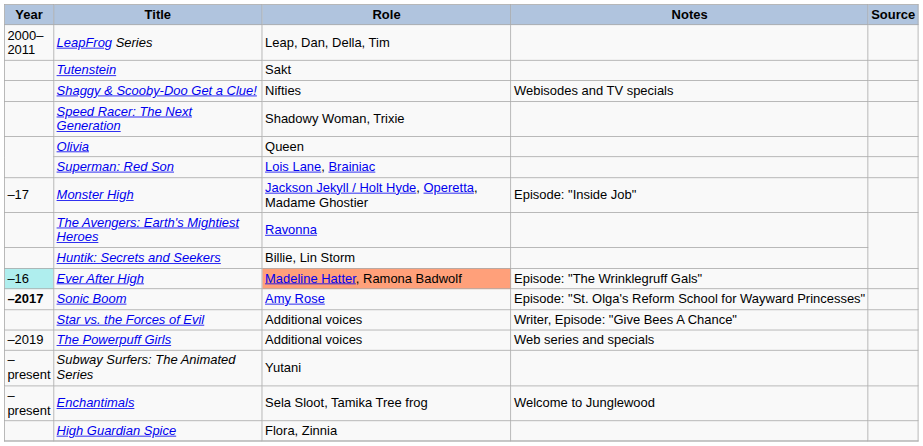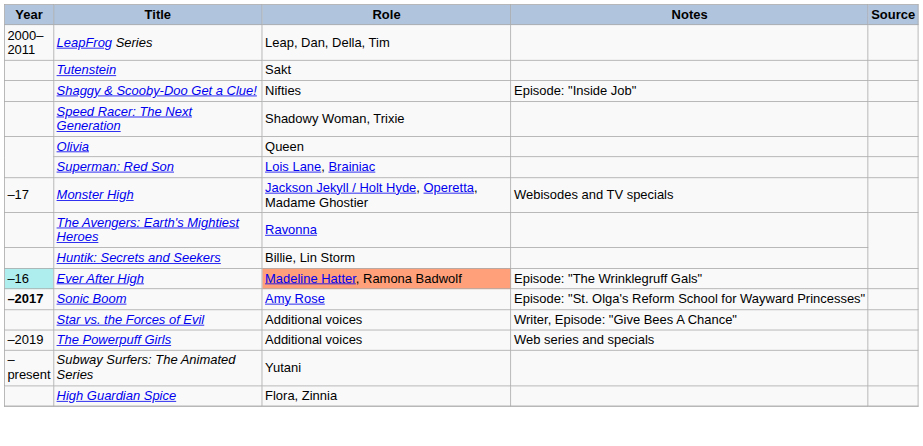(594, 91) Webisodes and TV specials -> (575, 91) Episode: "Inside Job"
(575, 195) Episode: "Inside Job" -> (594, 195) Webisodes and TV specials
- row: (95, 403)
